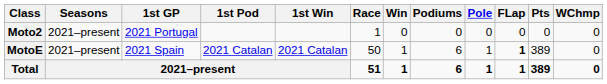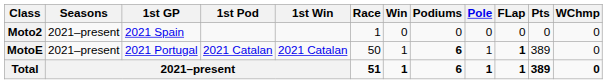(161, 32) 2021 Portugal -> (154, 32) 2021 Spain
(154, 50) 2021 Spain -> (161, 50) 2021 Portugal
(459, 50) normal -> (459, 50) bold
